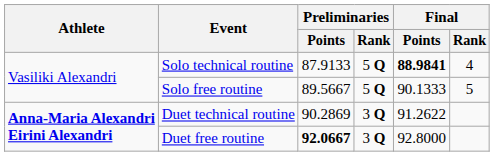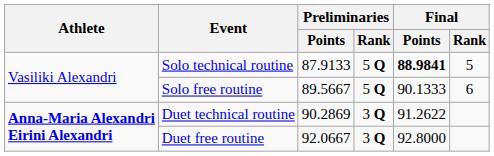(469, 65) 4 -> (469, 65) 5
(469, 90) 5 -> (469, 90) 6
(326, 139) bold -> (326, 139) normal
